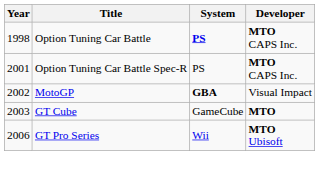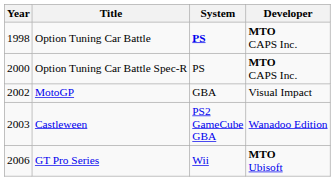(18, 68) 2001 -> (18, 68) 2000
(205, 93) bold -> (204, 93) normal
+ row: (61, 123)
- row: (56, 111)
